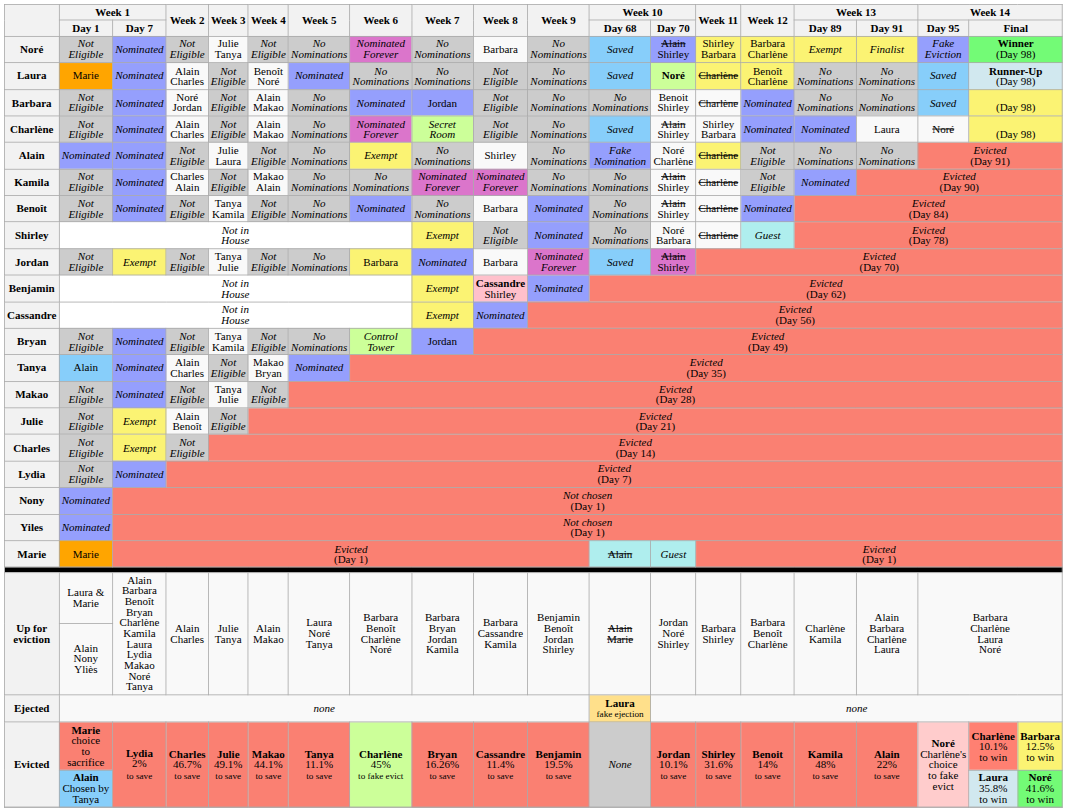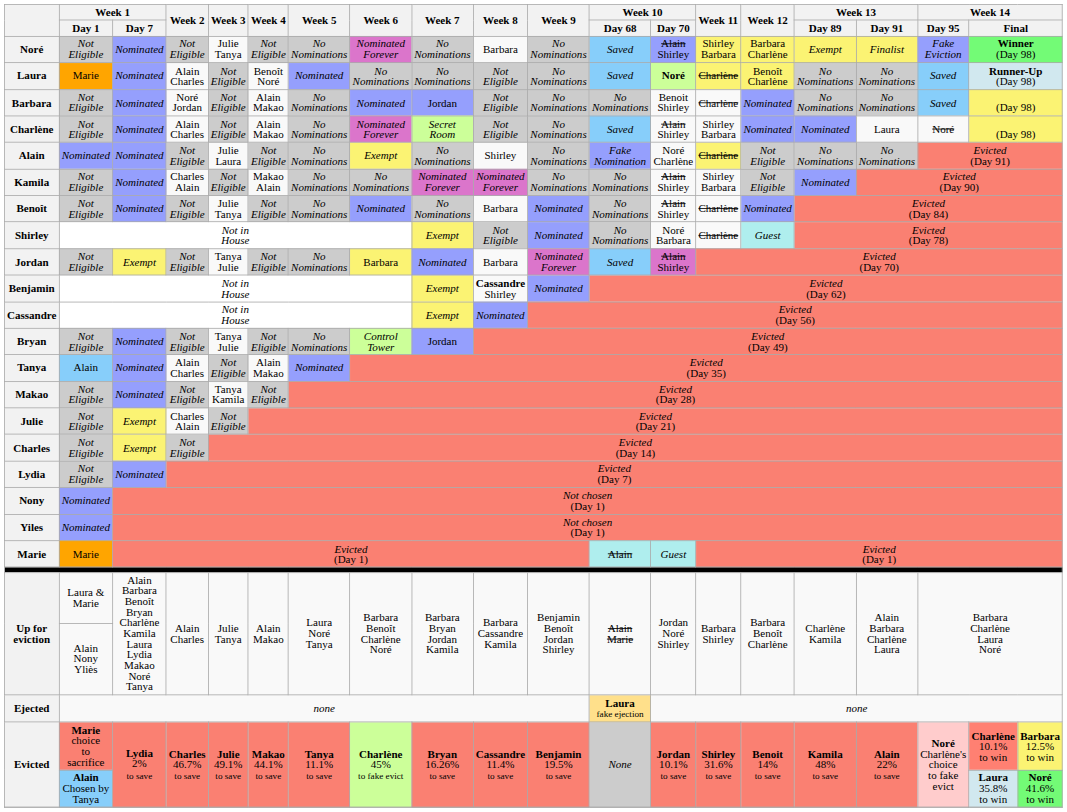(718, 183) Charlène -> (718, 183) Shirley Barbara
(228, 209) Tanya Kamila -> (228, 209) Julie Tanya
(500, 289) pink background -> (500, 289) no background
(228, 342) Tanya Kamila -> (228, 342) Tanya Julie
(268, 368) Makao Bryan -> (268, 368) Alain Makao
(228, 395) Tanya Julie -> (228, 395) Tanya Kamila
(187, 422) Alain Benoît -> (187, 422) Charles Alain
